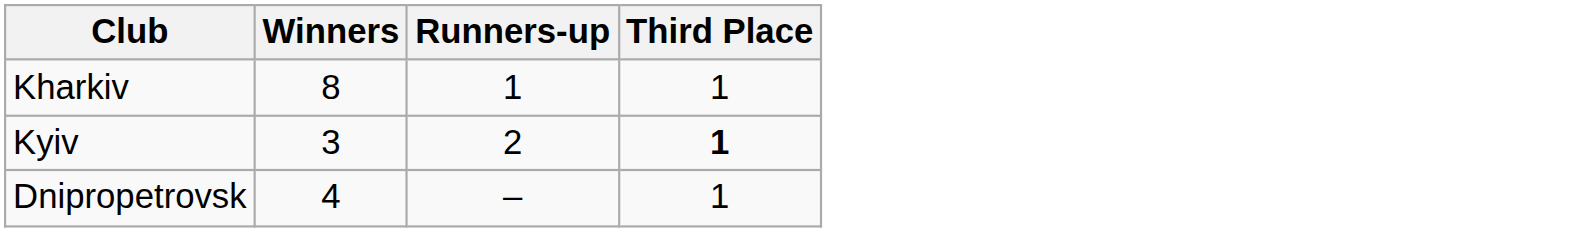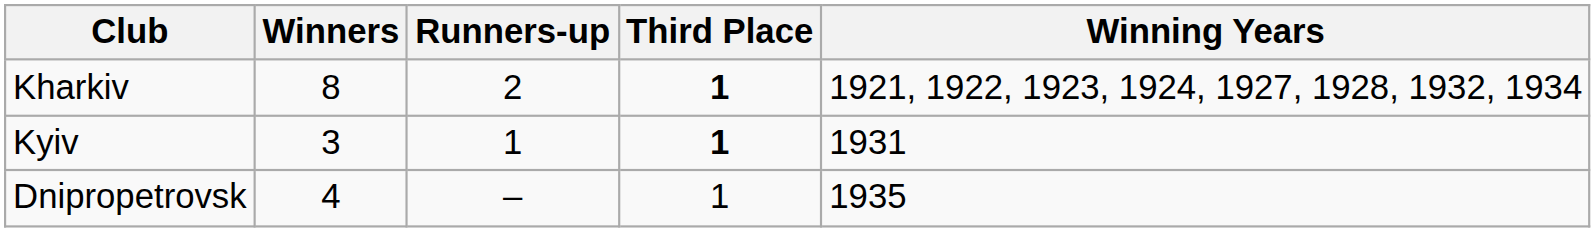+ column: (1206, 32)
(513, 87) 1 -> (513, 87) 2
(720, 87) normal -> (720, 87) bold
(513, 142) 2 -> (513, 142) 1
